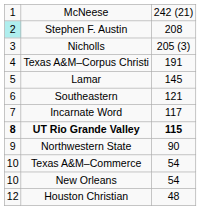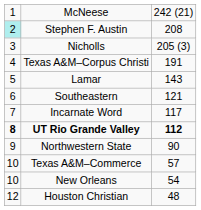(174, 79) 145 -> (174, 79) 143
(174, 130) 115 -> (174, 130) 112
(174, 163) 54 -> (174, 163) 57
